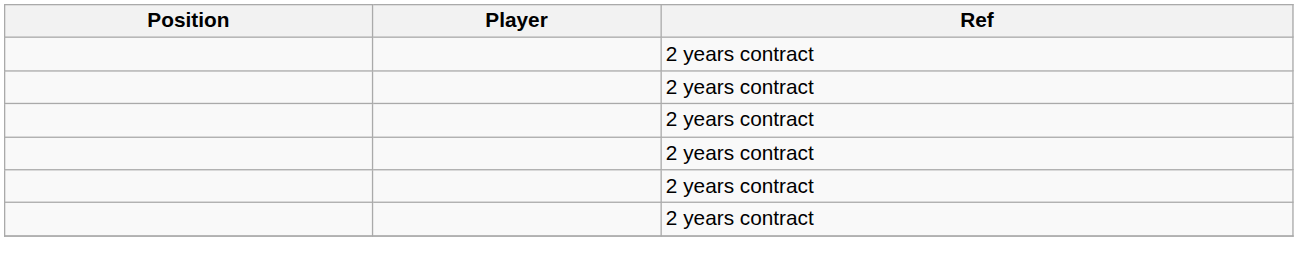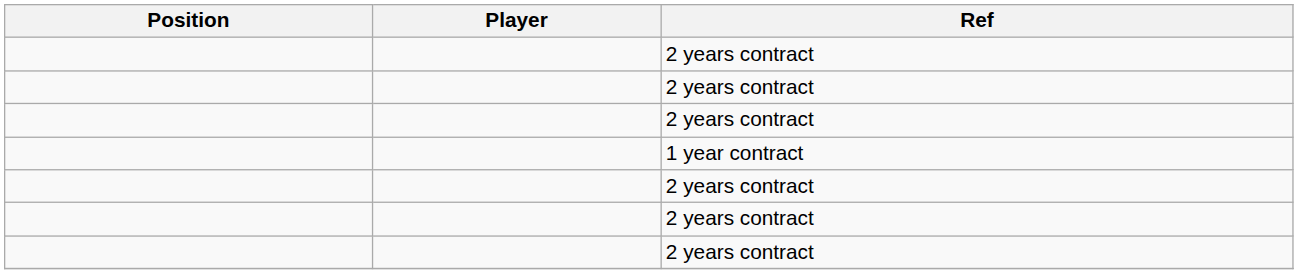+ row: (188, 153)
